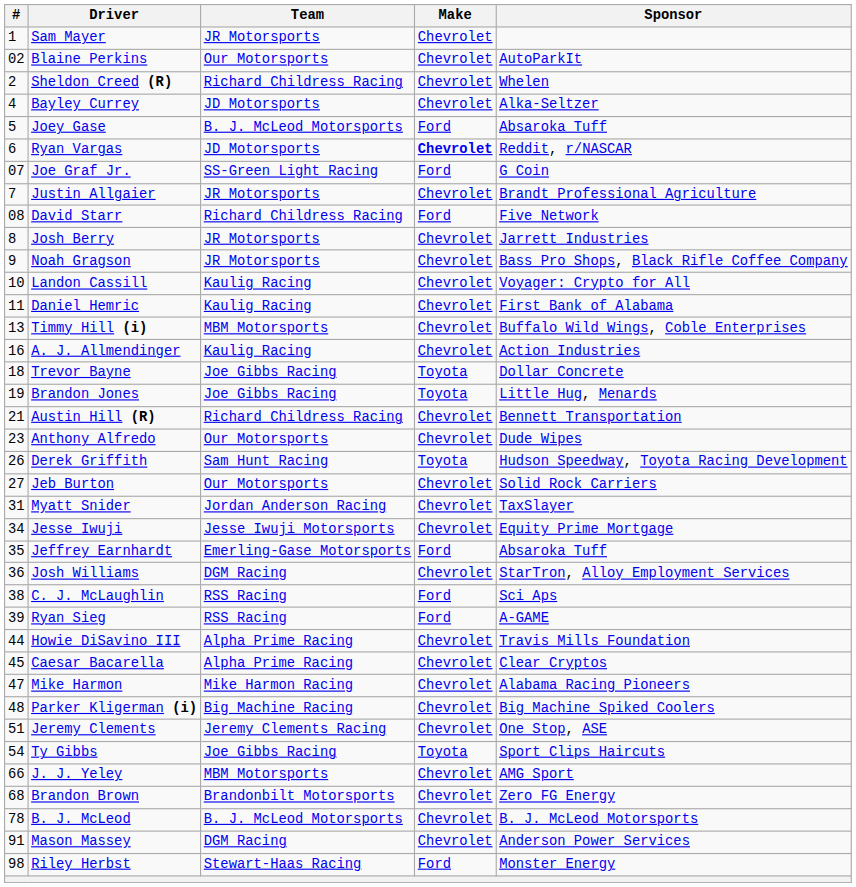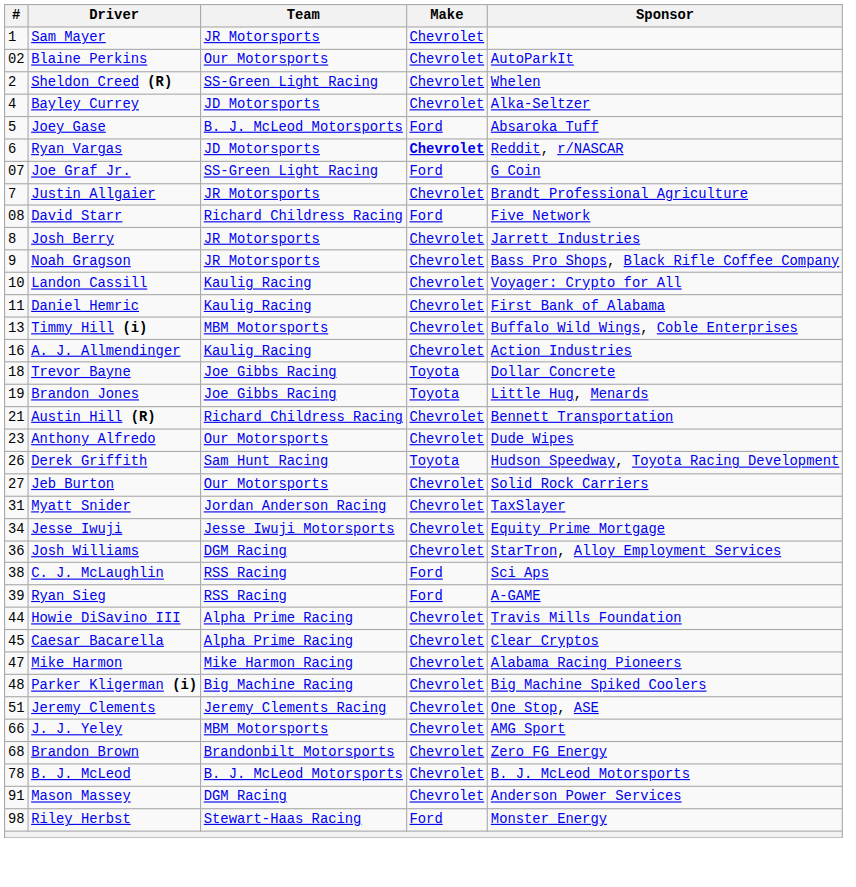(303, 83) Richard Childress Racing -> (291, 83) SS-Green Light Racing
- row: (102, 552)
- row: (64, 753)
